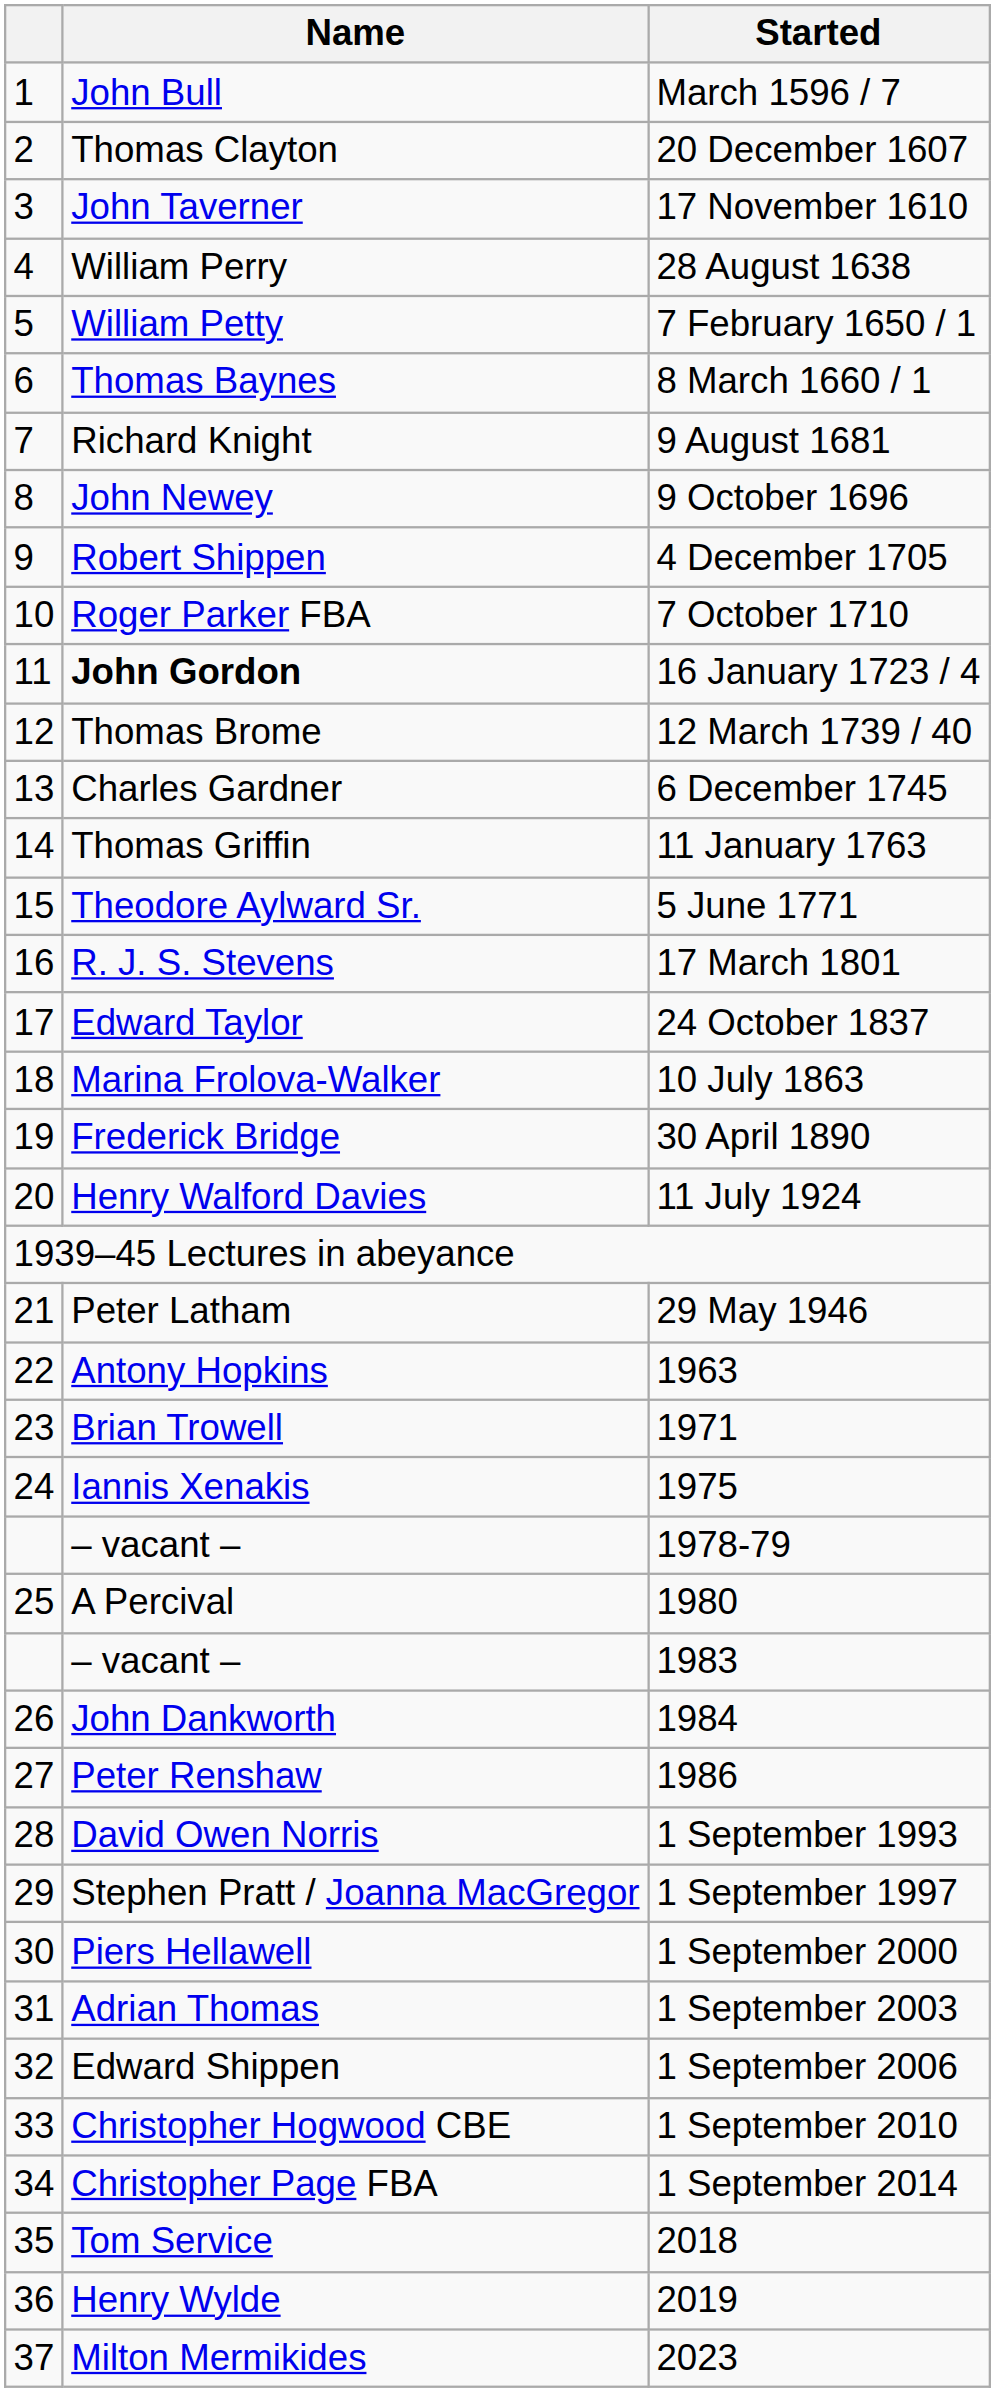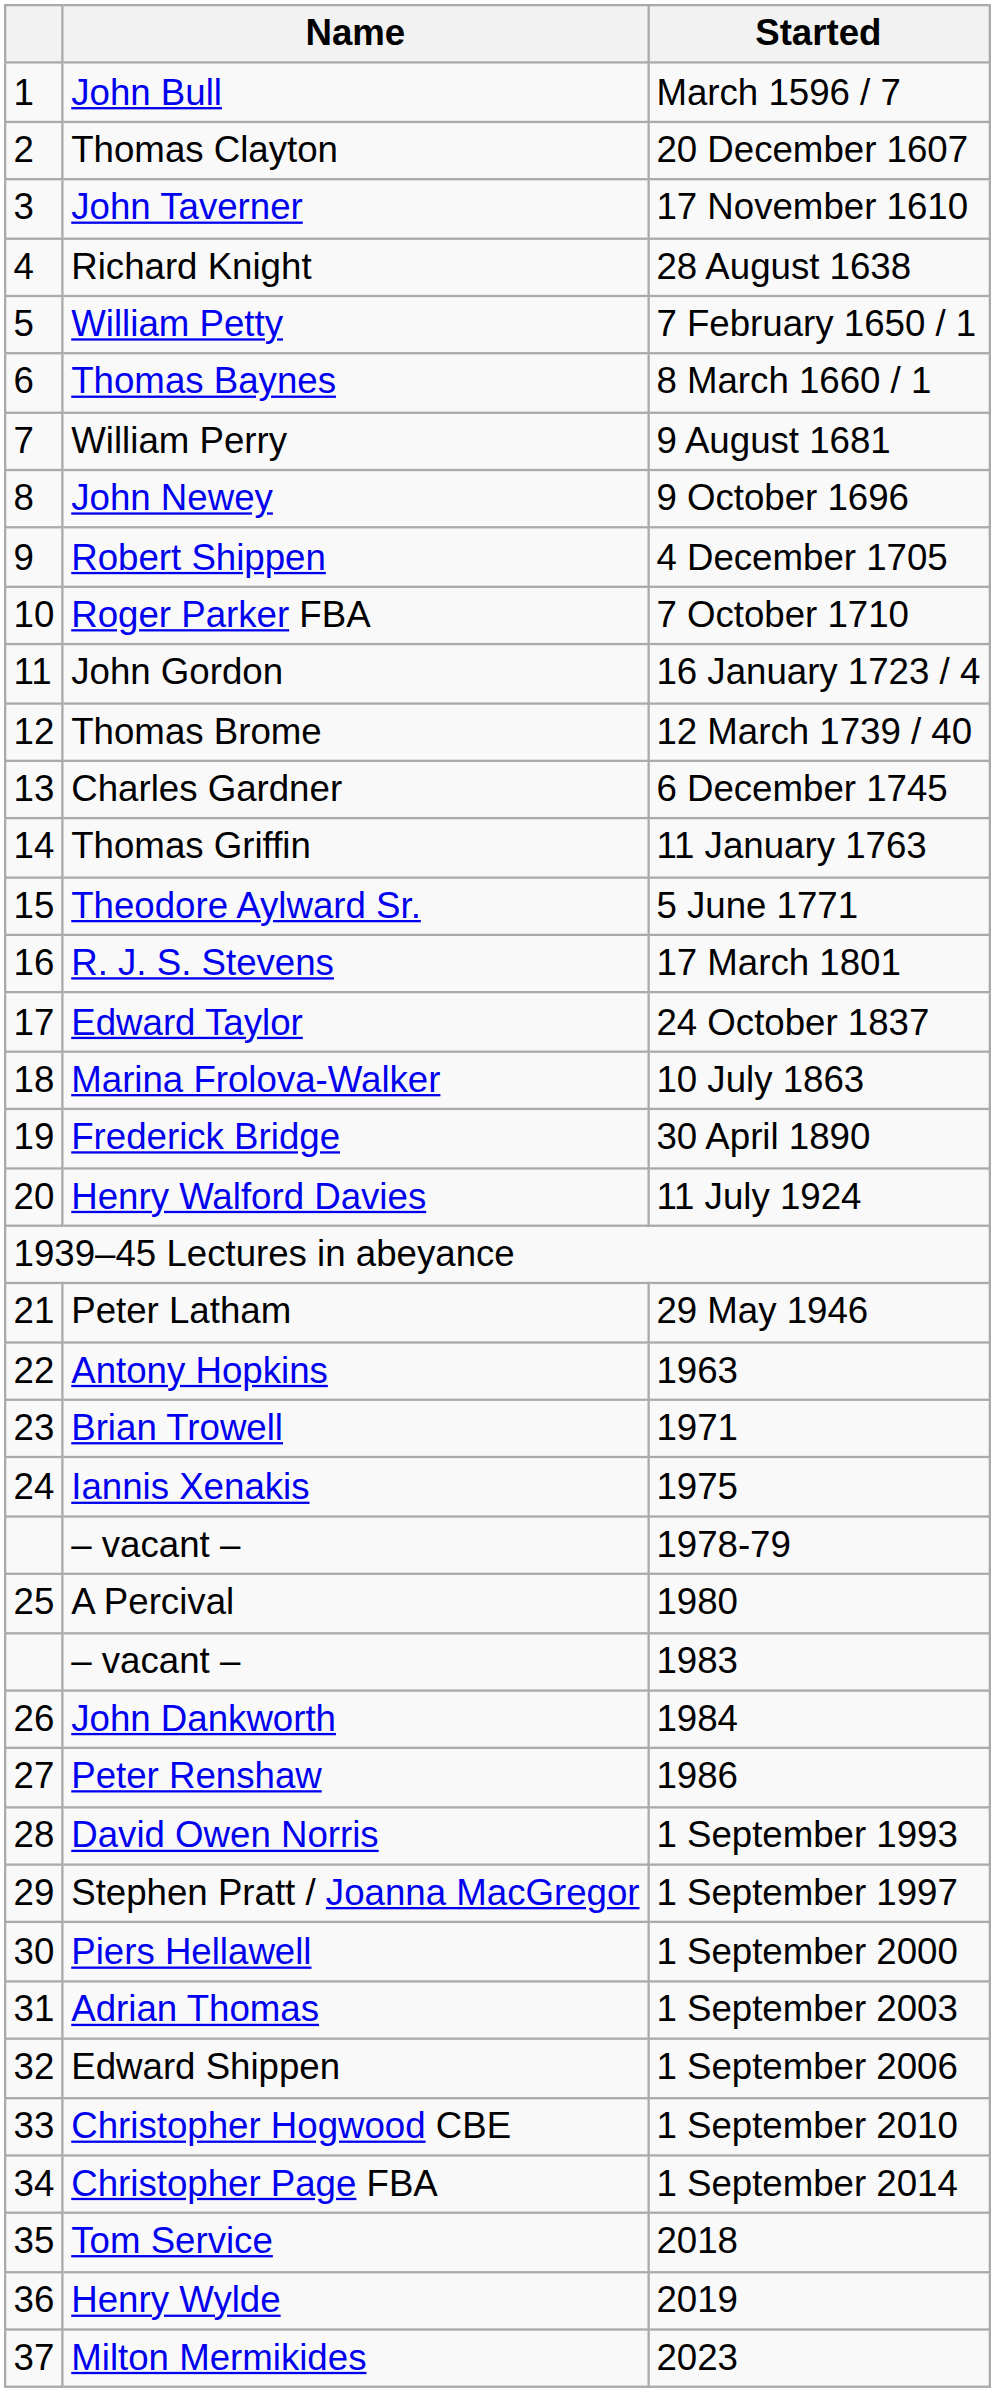(179, 265) William Perry -> (191, 265) Richard Knight
(191, 440) Richard Knight -> (179, 440) William Perry
(186, 672) bold -> (177, 672) normal
